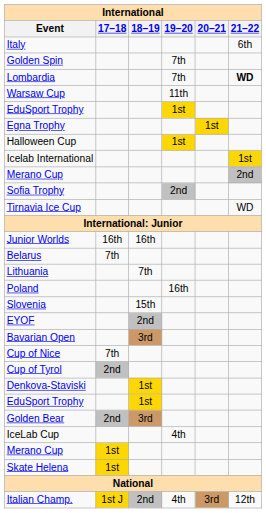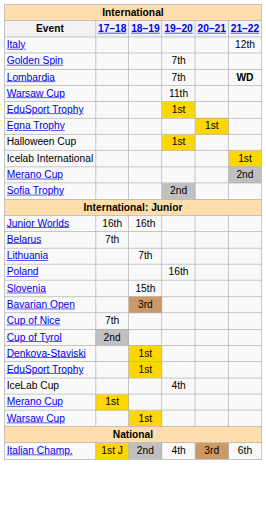(245, 45) 6th -> (245, 45) 12th
- row: (44, 207)
- row: (21, 321)
- row: (35, 418)
- row: (37, 467)
+ row: (36, 418)
(245, 499) 12th -> (245, 451) 6th
